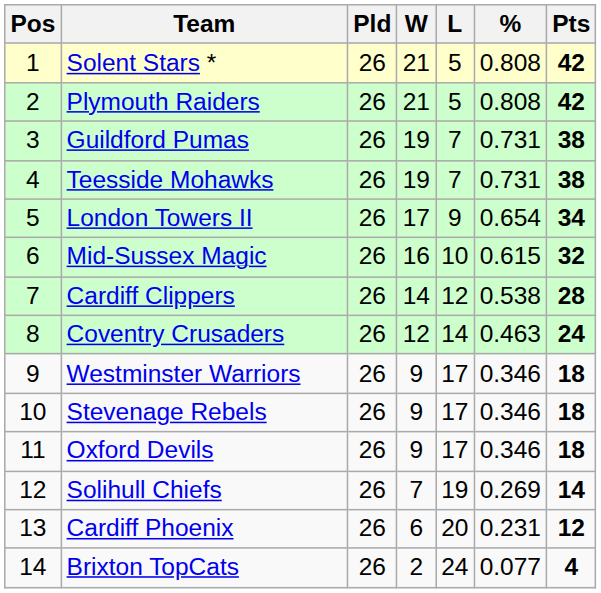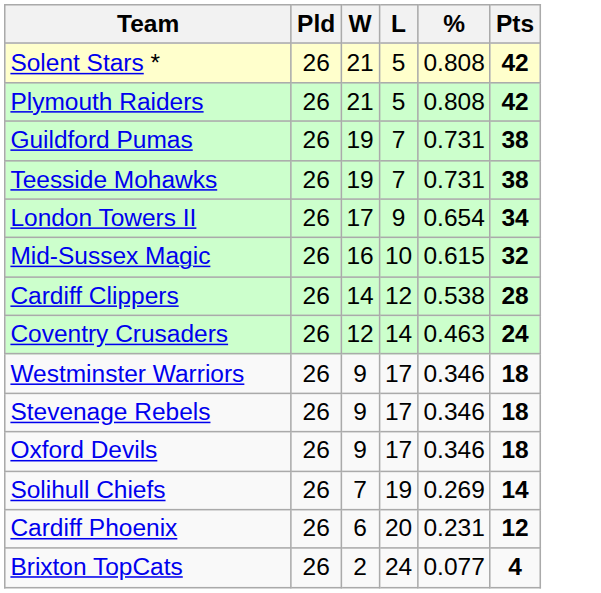- column: (33, 23)
